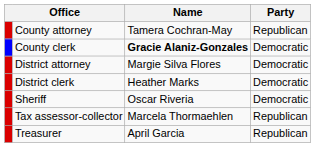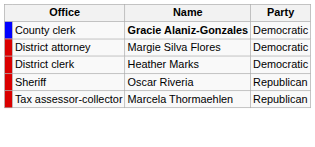- row: (53, 30)
(281, 99) Democratic -> (280, 82) Republican
- row: (38, 133)
